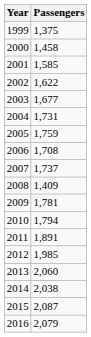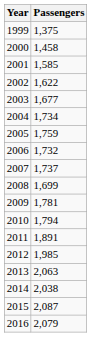(46, 116) 1,731 -> (46, 116) 1,734
(46, 151) 1,708 -> (46, 151) 1,732
(46, 185) 1,409 -> (46, 185) 1,699
(46, 271) 2,060 -> (46, 271) 2,063
